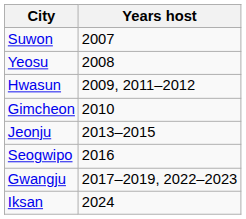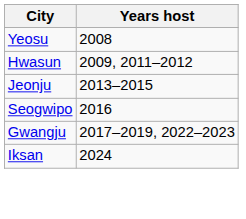- row: (30, 39)
- row: (41, 109)
